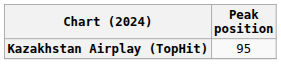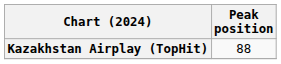(244, 49) 95 -> (244, 49) 88
